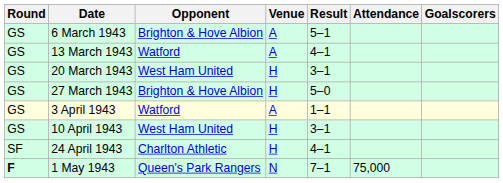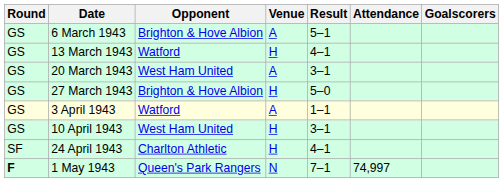(273, 52) A -> (273, 52) H
(273, 71) H -> (273, 71) A
(371, 168) 75,000 -> (371, 168) 74,997
